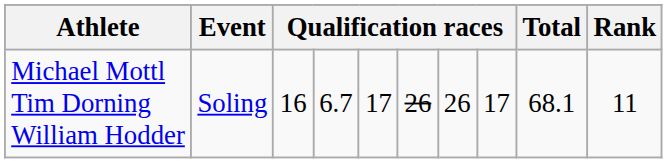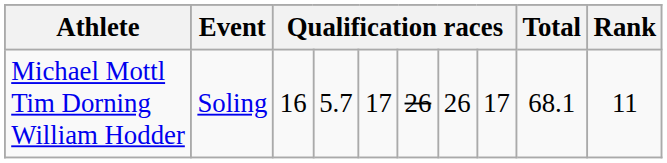(336, 102) 6.7 -> (336, 102) 5.7
